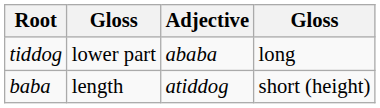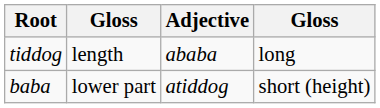(114, 53) lower part -> (97, 53) length
(97, 86) length -> (114, 86) lower part
